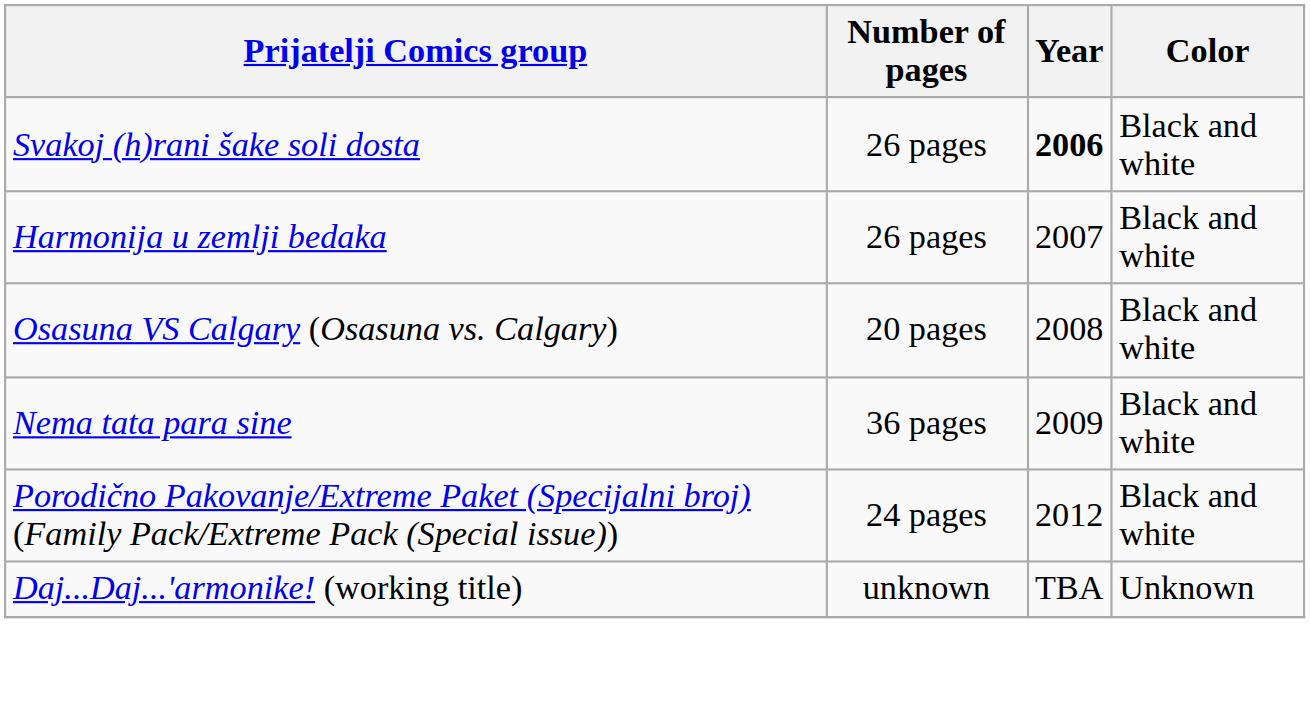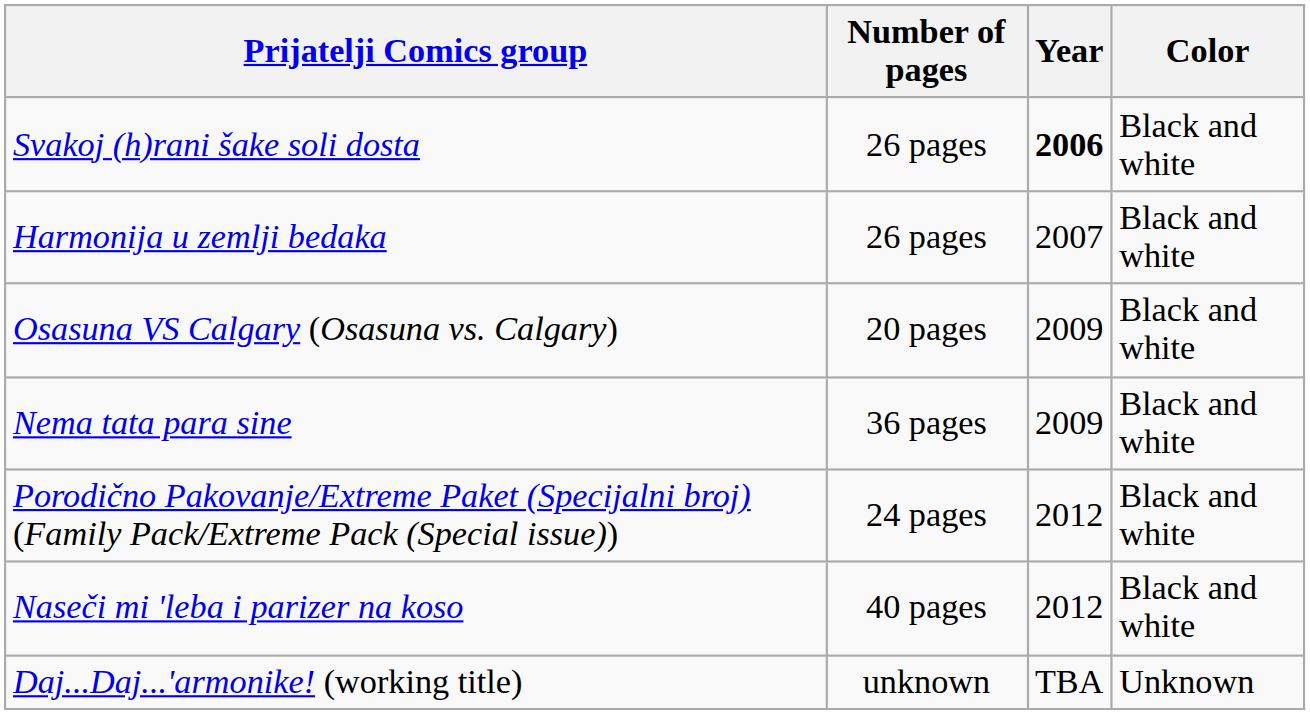(1069, 329) 2008 -> (1069, 329) 2009
+ row: (238, 607)
